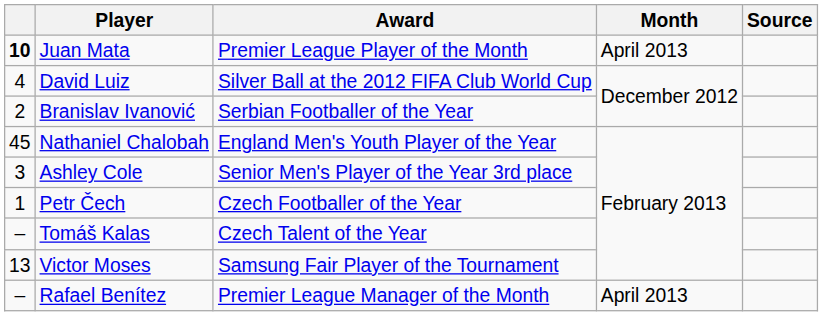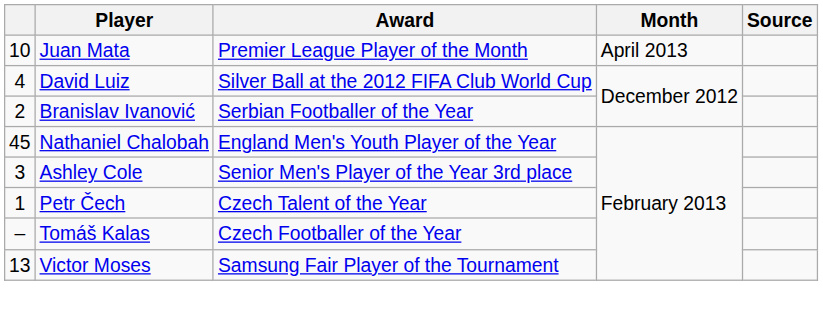(20, 51) bold -> (20, 51) normal
(340, 203) Czech Footballer of the Year -> (322, 203) Czech Talent of the Year
(322, 234) Czech Talent of the Year -> (340, 234) Czech Footballer of the Year
- row: (103, 295)
